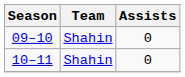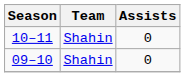rows swapped: (32, 38) <-> (32, 60)
